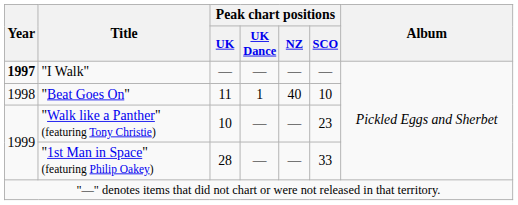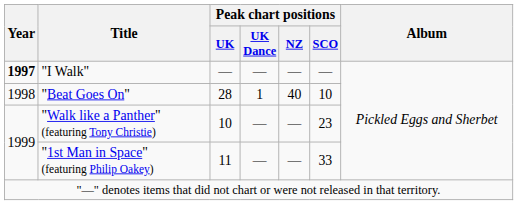(225, 94) 11 -> (225, 94) 28
(225, 160) 28 -> (225, 160) 11
